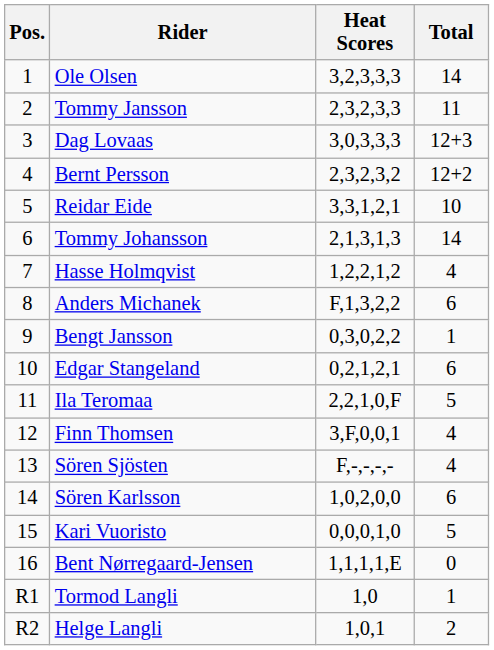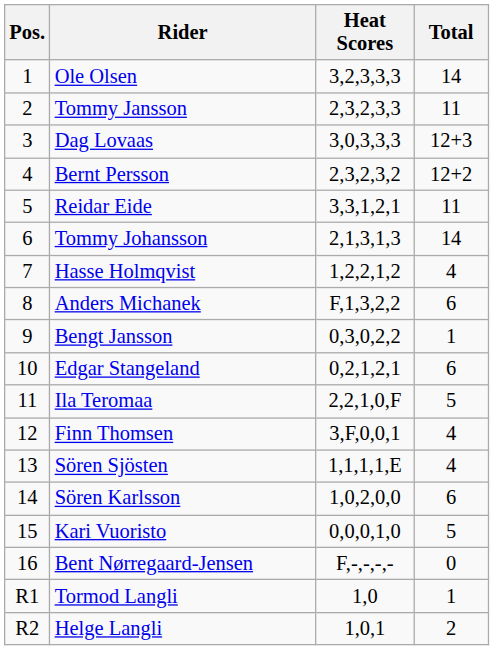(451, 206) 10 -> (451, 206) 11
(365, 466) F,-,-,-,- -> (365, 466) 1,1,1,1,E
(365, 563) 1,1,1,1,E -> (365, 563) F,-,-,-,-
